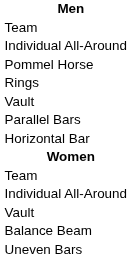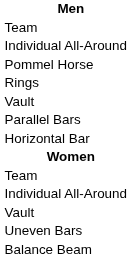rows swapped: (43, 249) <-> (48, 230)
